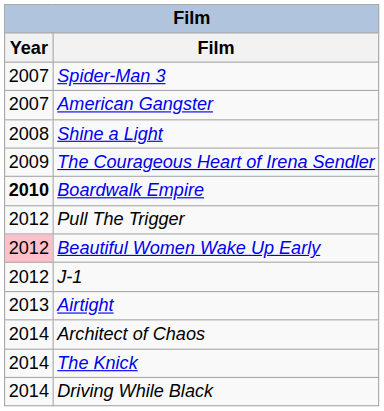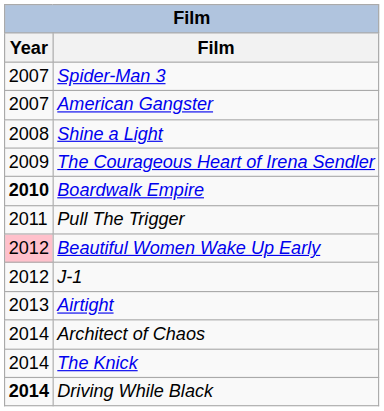(29, 219) 2012 -> (28, 219) 2011
(29, 391) normal -> (29, 391) bold
